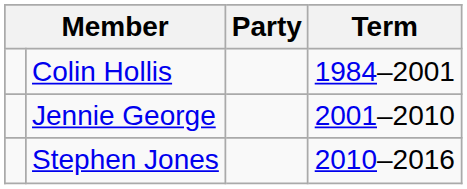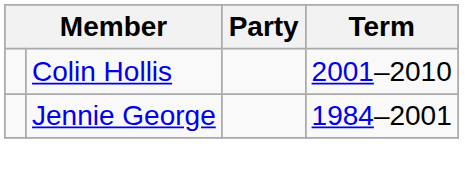(385, 71) 1984–2001 -> (382, 71) 2001–2010
(385, 115) 2001–2010 -> (382, 115) 1984–2001
- row: (125, 159)
